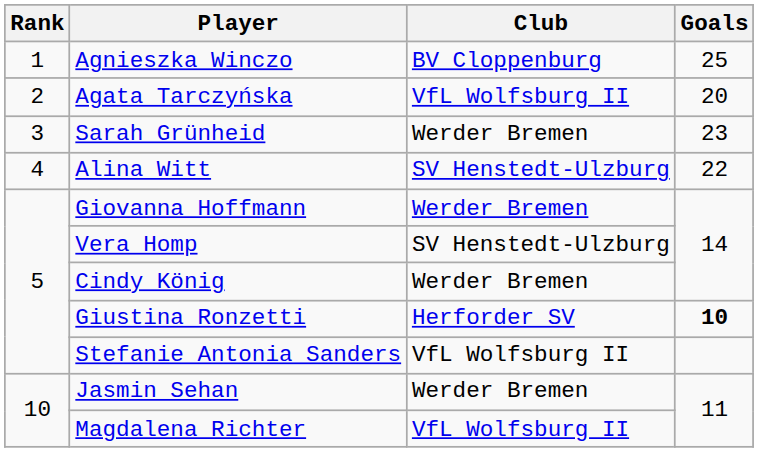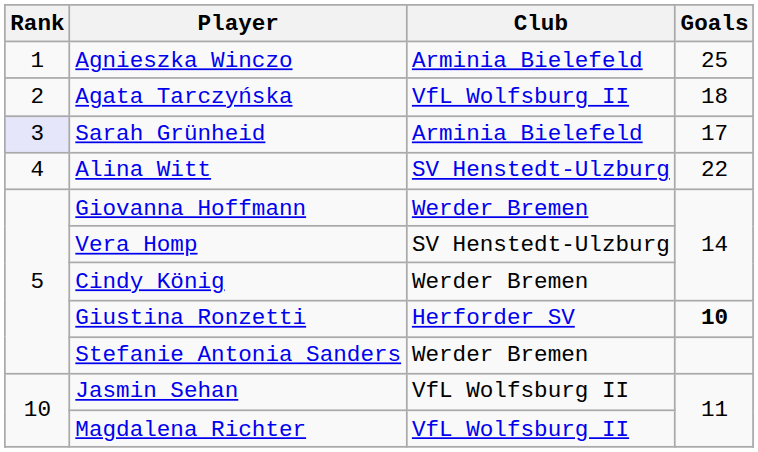(507, 60) BV Cloppenburg -> (527, 60) Arminia Bielefeld
(715, 97) 20 -> (715, 97) 18
(37, 134) no background -> (37, 134) lavender background
(500, 134) Werder Bremen -> (527, 134) Arminia Bielefeld
(715, 134) 23 -> (715, 134) 17
(520, 355) VfL Wolfsburg II -> (500, 355) Werder Bremen
(500, 392) Werder Bremen -> (520, 392) VfL Wolfsburg II
